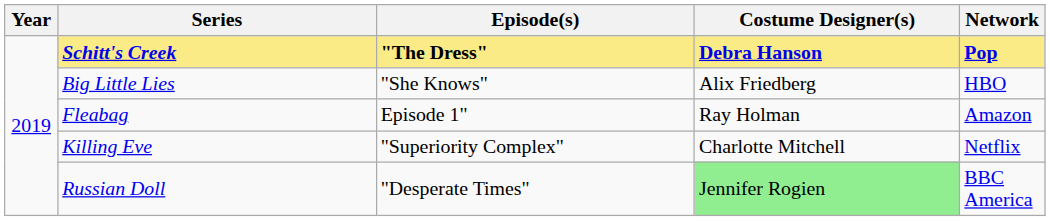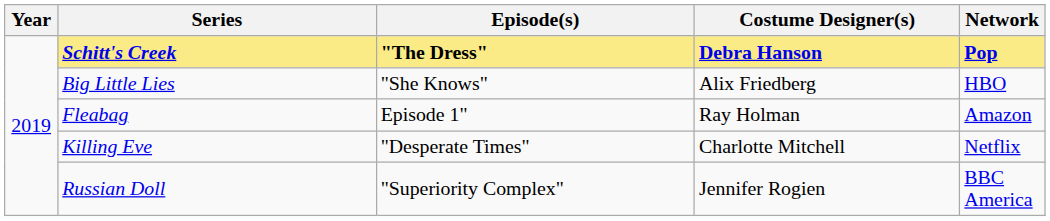(472, 146) "Superiority Complex" -> (455, 146) "Desperate Times"
(455, 188) "Desperate Times" -> (472, 188) "Superiority Complex"
(762, 188) lightgreen background -> (762, 188) no background
